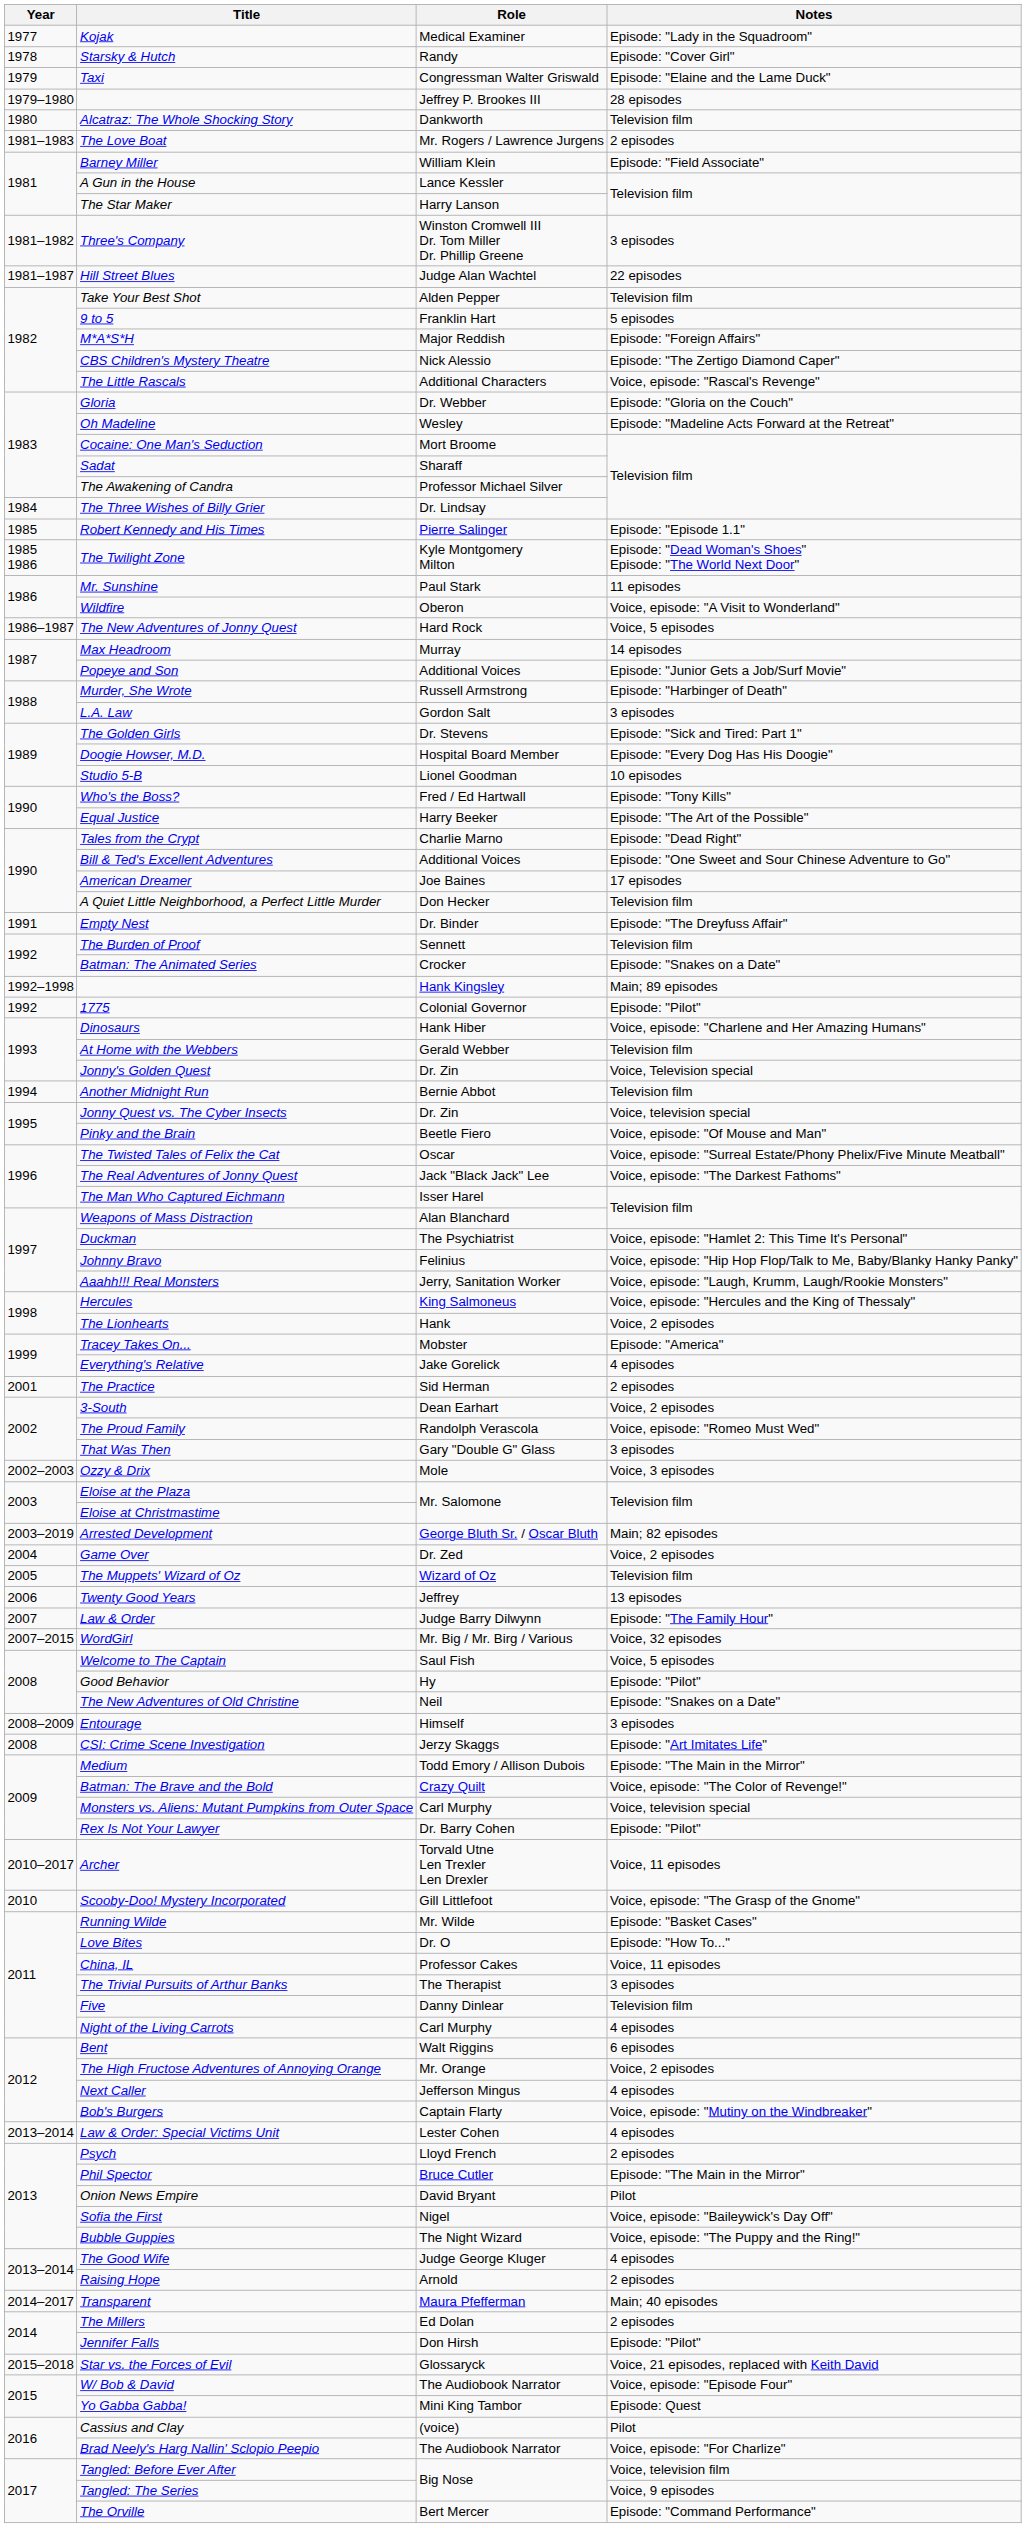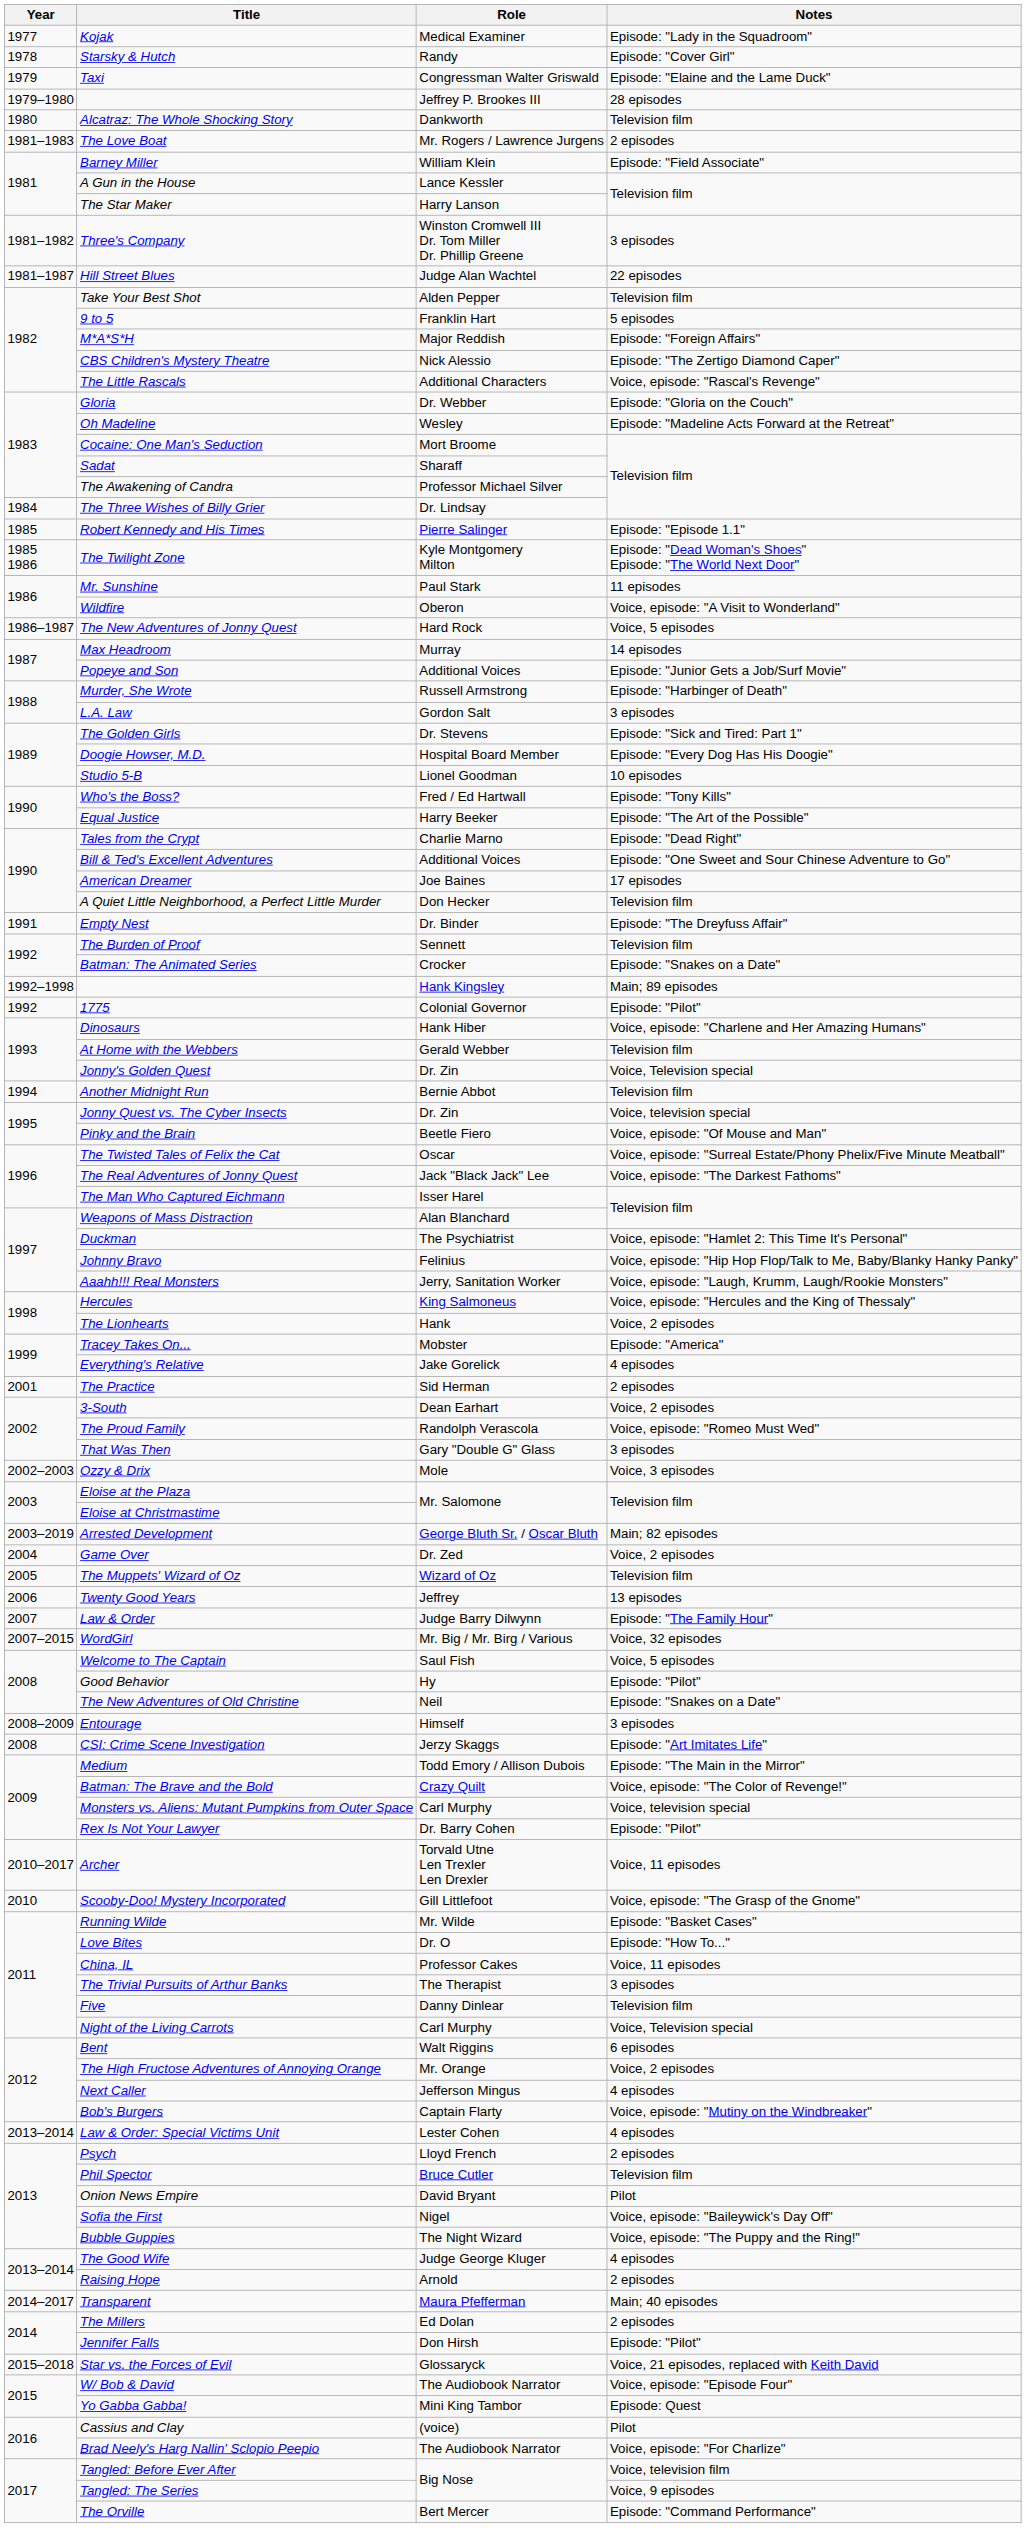(642, 2027) 4 episodes -> (681, 2027) Voice, Television special
(707, 2174) Episode: "The Main in the Mirror" -> (651, 2174) Television film
